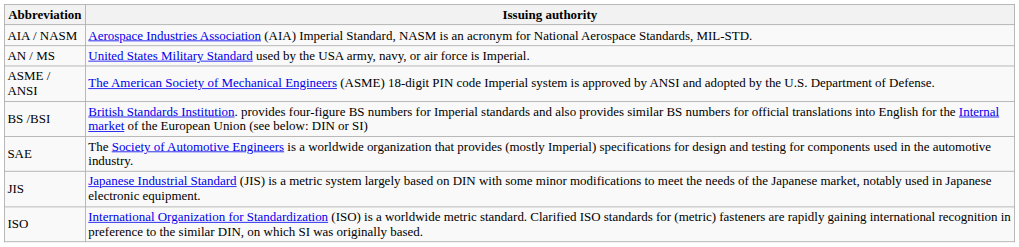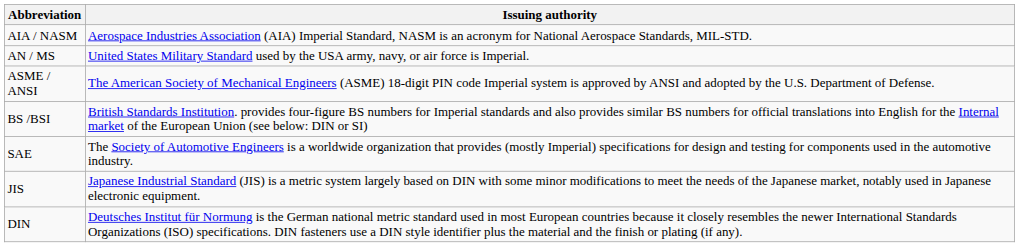+ row: (19, 224)
- row: (18, 224)
